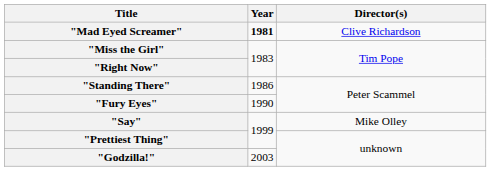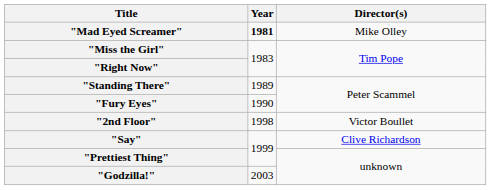(381, 31) Clive Richardson -> (381, 31) Mike Olley
(262, 85) 1986 -> (262, 85) 1989
+ row: (126, 121)
(381, 121) Mike Olley -> (381, 139) Clive Richardson
